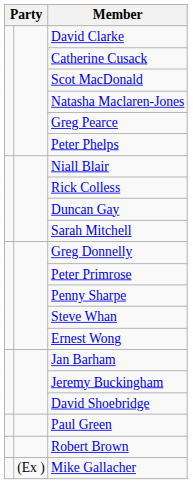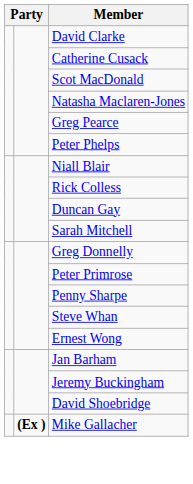- row: (81, 425)
- row: (90, 446)
(31, 468) normal -> (31, 425) bold
